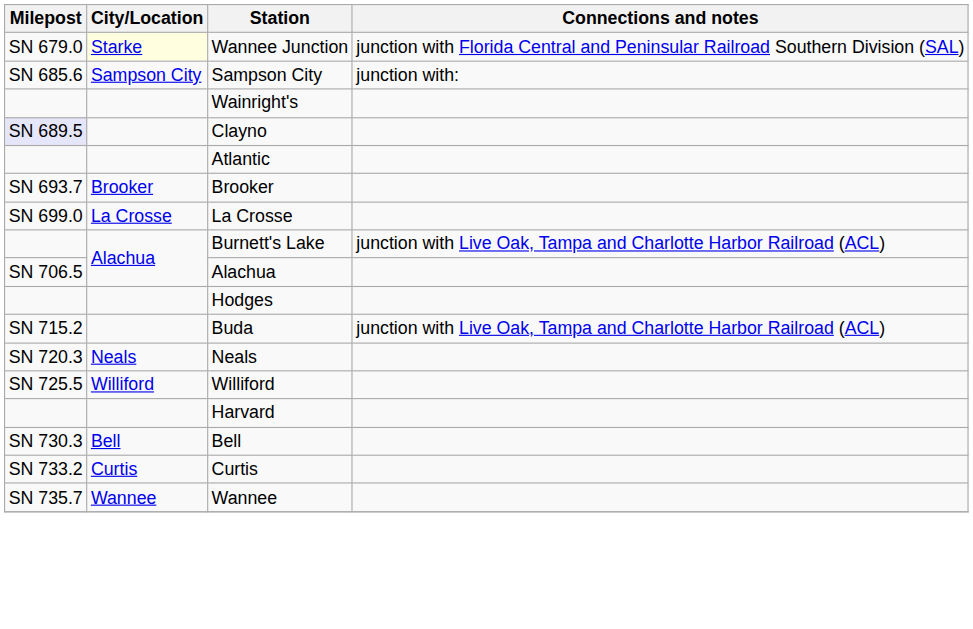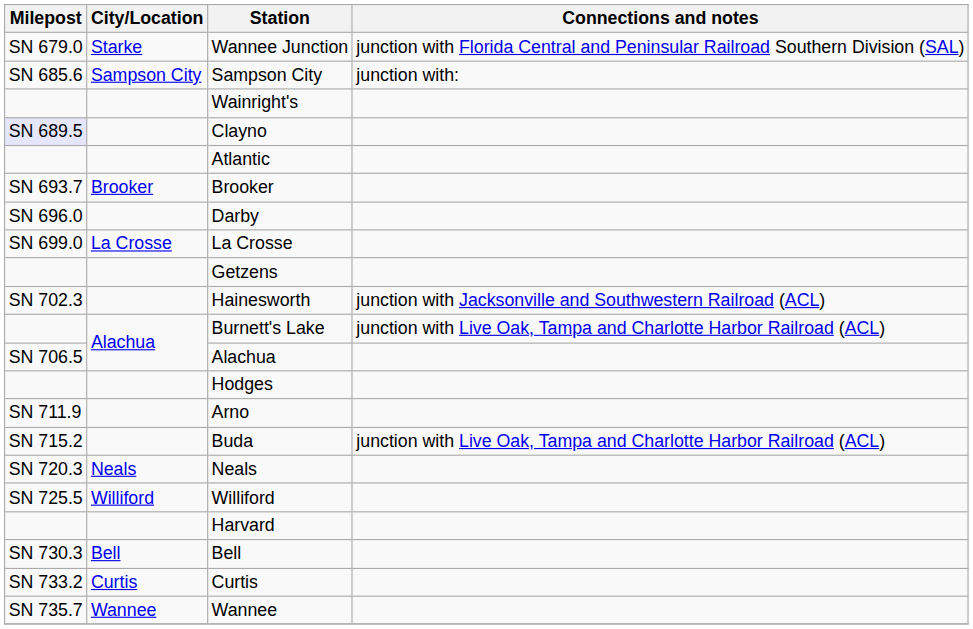(117, 46) lightyellow background -> (117, 46) no background
+ row: (235, 215)
+ row: (245, 272)
+ row: (261, 300)
+ row: (230, 412)
